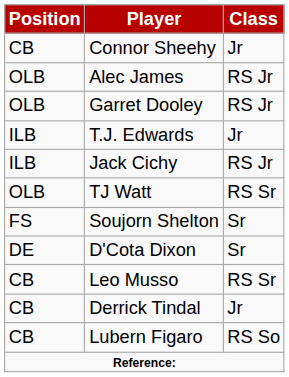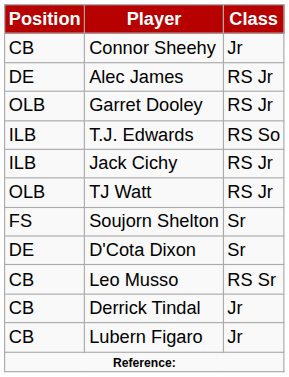(27, 76) OLB -> (21, 76) DE
(235, 134) Jr -> (254, 134) RS So
(252, 192) RS Sr -> (250, 192) RS Jr
(254, 337) RS So -> (235, 337) Jr
